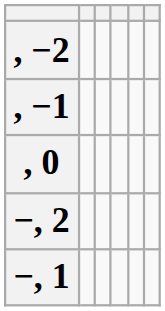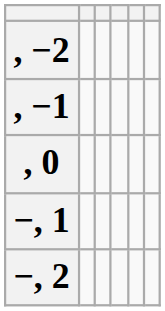rows swapped: (42, 276) <-> (42, 219)
